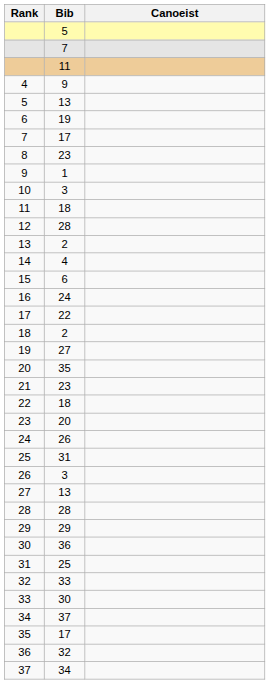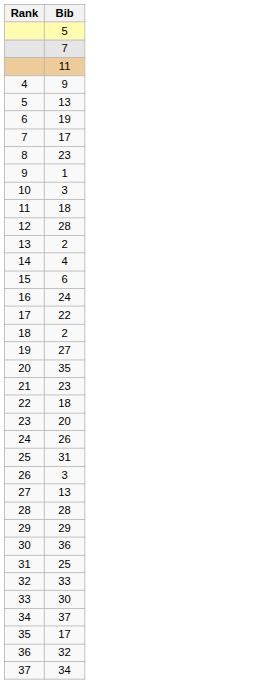- column: (175, 13)
